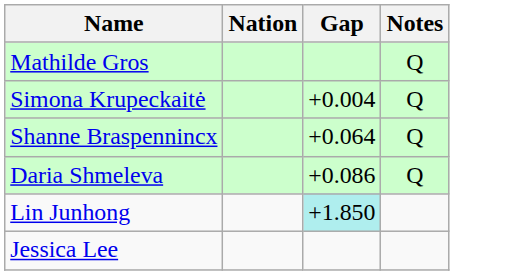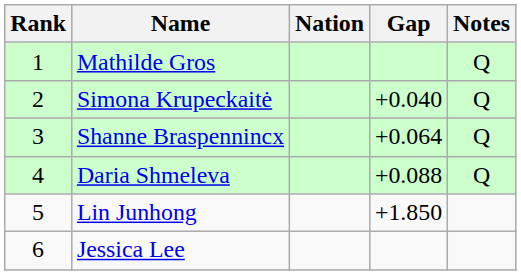+ column: (38, 23)
(342, 99) +0.004 -> (409, 99) +0.040
(342, 174) +0.086 -> (409, 174) +0.088
(342, 212) paleturquoise background -> (409, 212) no background
